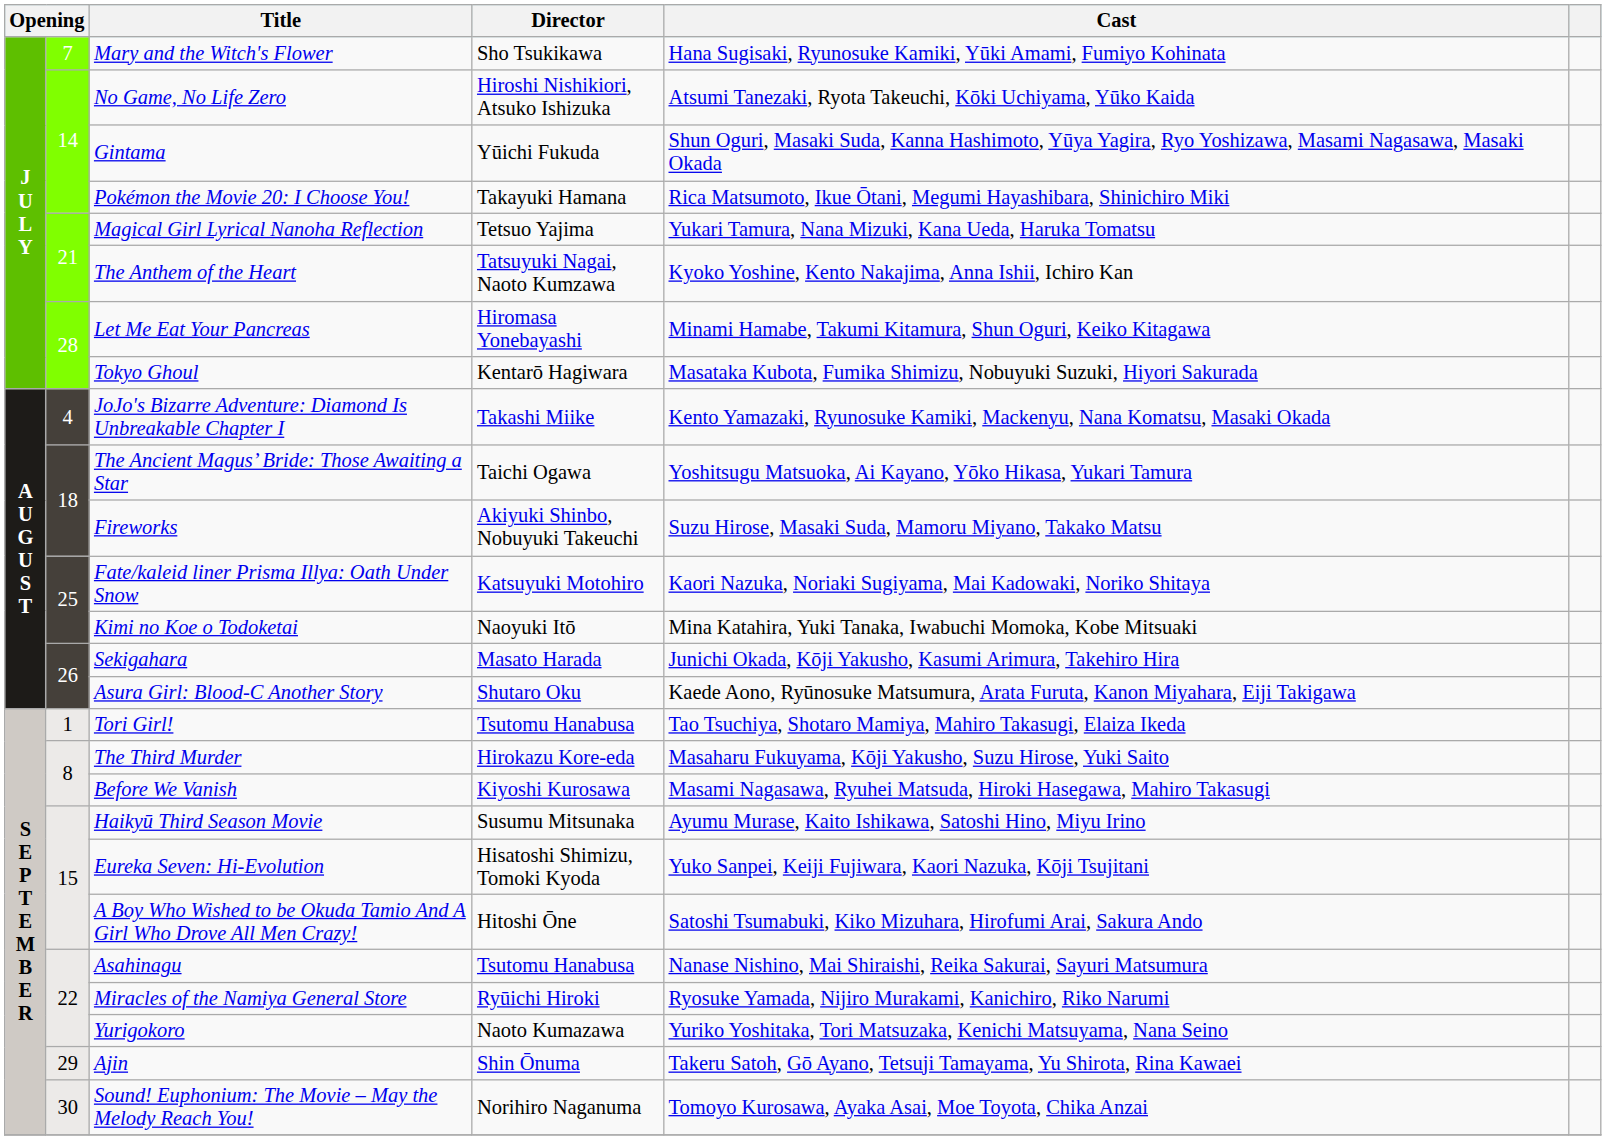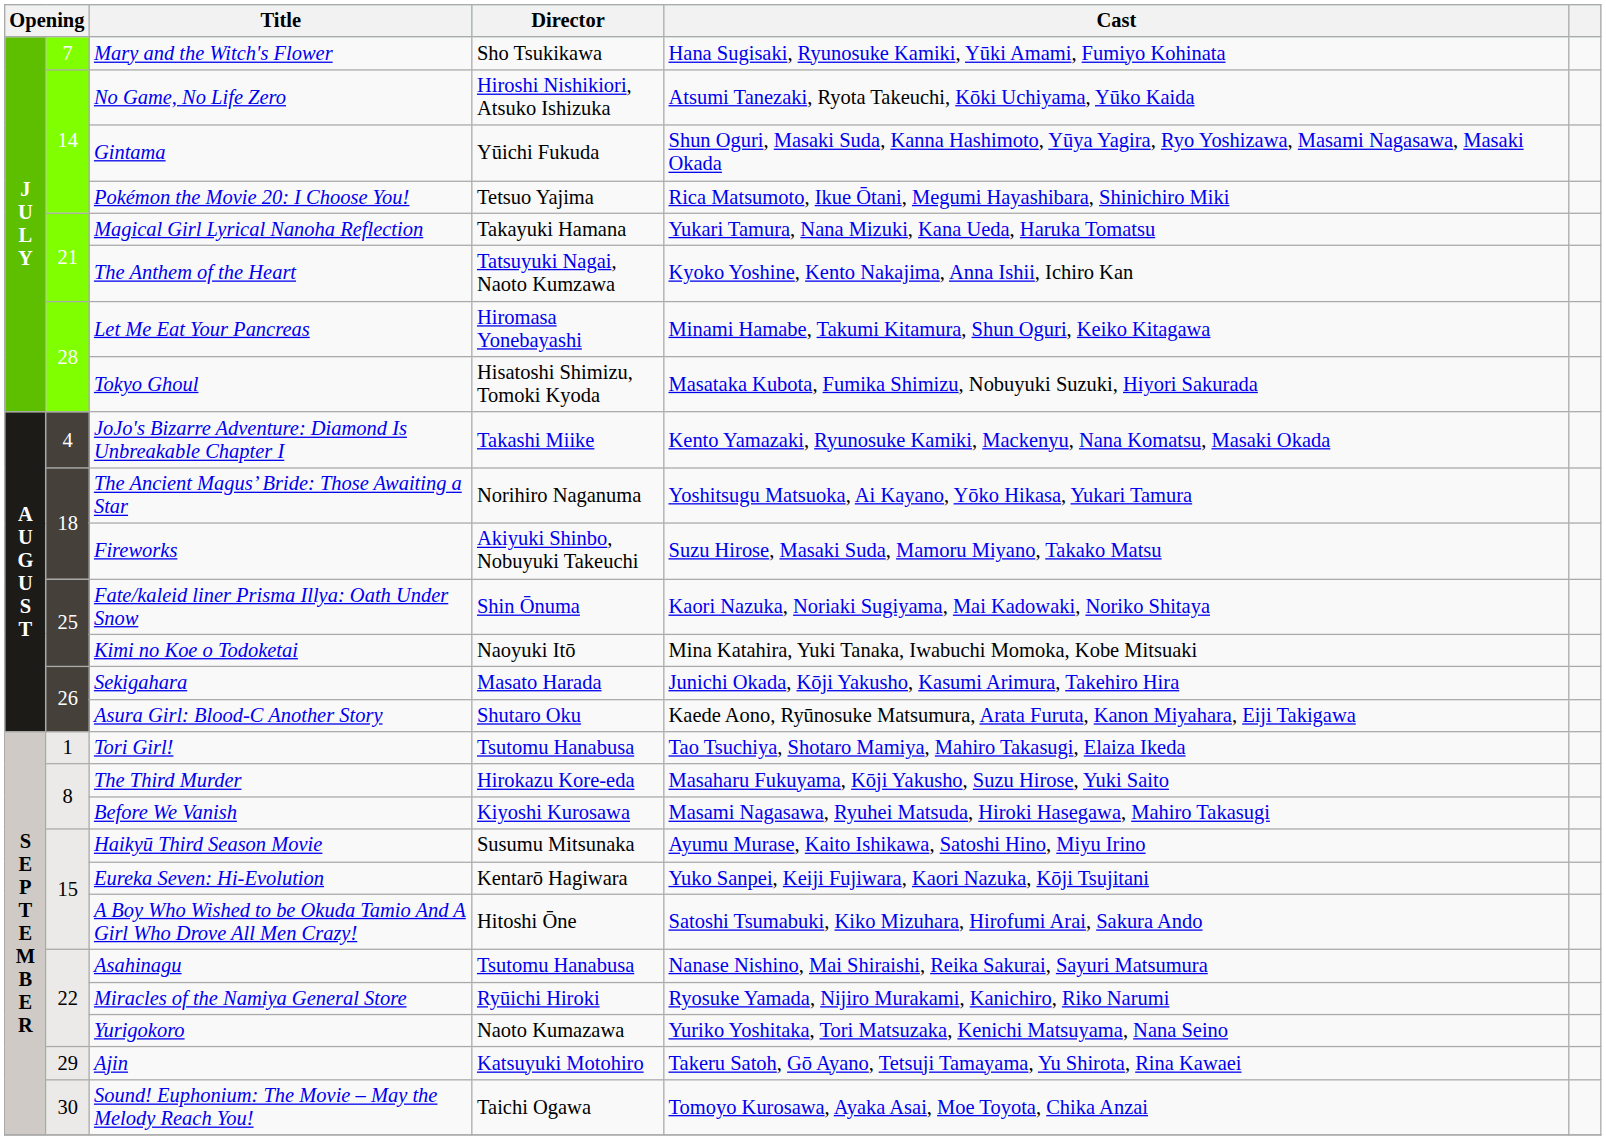(552, 196) Takayuki Hamana -> (535, 196) Tetsuo Yajima
(535, 229) Tetsuo Yajima -> (552, 229) Takayuki Hamana
(552, 372) Kentarō Hagiwara -> (555, 384) Hisatoshi Shimizu, Tomoki Kyoda
(534, 472) Taichi Ogawa -> (559, 495) Norihiro Naganuma
(560, 583) Katsuyuki Motohiro -> (528, 606) Shin Ōnuma
(555, 866) Hisatoshi Shimizu, Tomoki Kyoda -> (552, 877) Kentarō Hagiwara
(528, 1063) Shin Ōnuma -> (560, 1063) Katsuyuki Motohiro
(559, 1107) Norihiro Naganuma -> (534, 1107) Taichi Ogawa
